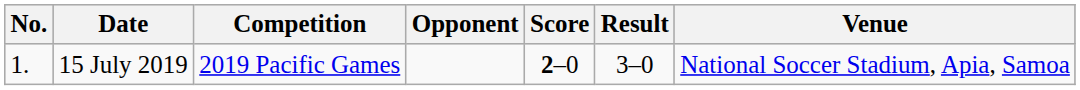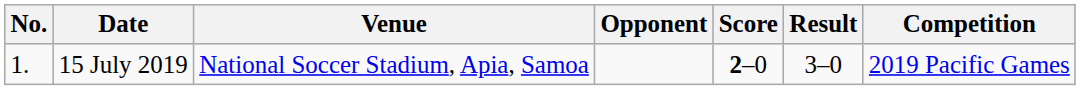columns swapped: (875, 24) <-> (300, 24)
